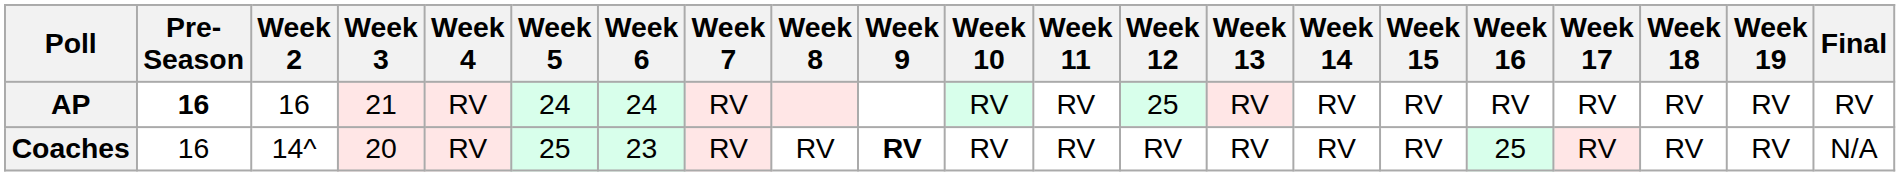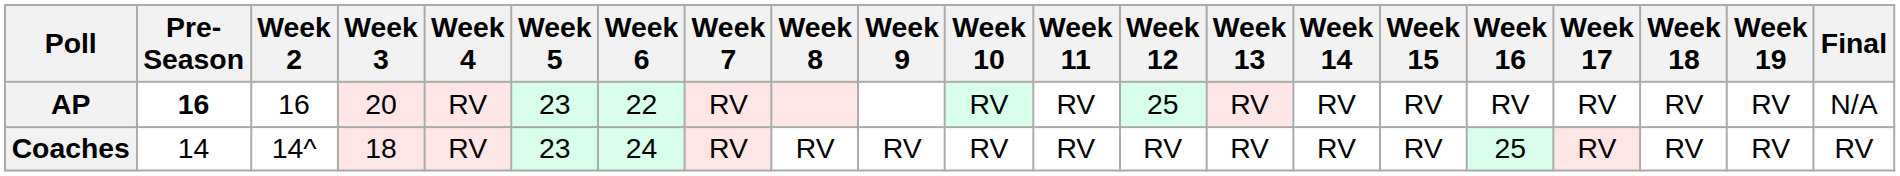(381, 104) 21 -> (381, 104) 20
(555, 104) 24 -> (555, 104) 23
(642, 104) 24 -> (642, 104) 22
(1854, 104) RV -> (1854, 104) N/A
(194, 149) 16 -> (194, 149) 14
(381, 149) 20 -> (381, 149) 18
(555, 149) 25 -> (555, 149) 23
(642, 149) 23 -> (642, 149) 24
(902, 149) bold -> (902, 149) normal
(1854, 149) N/A -> (1854, 149) RV
